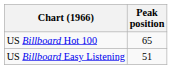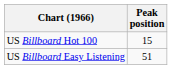(147, 40) 65 -> (147, 40) 15
